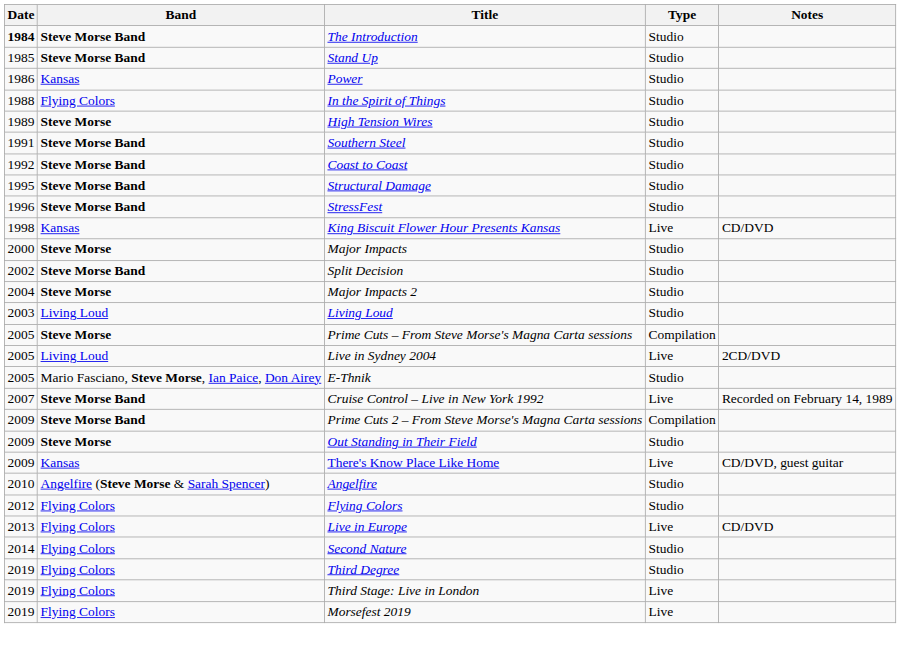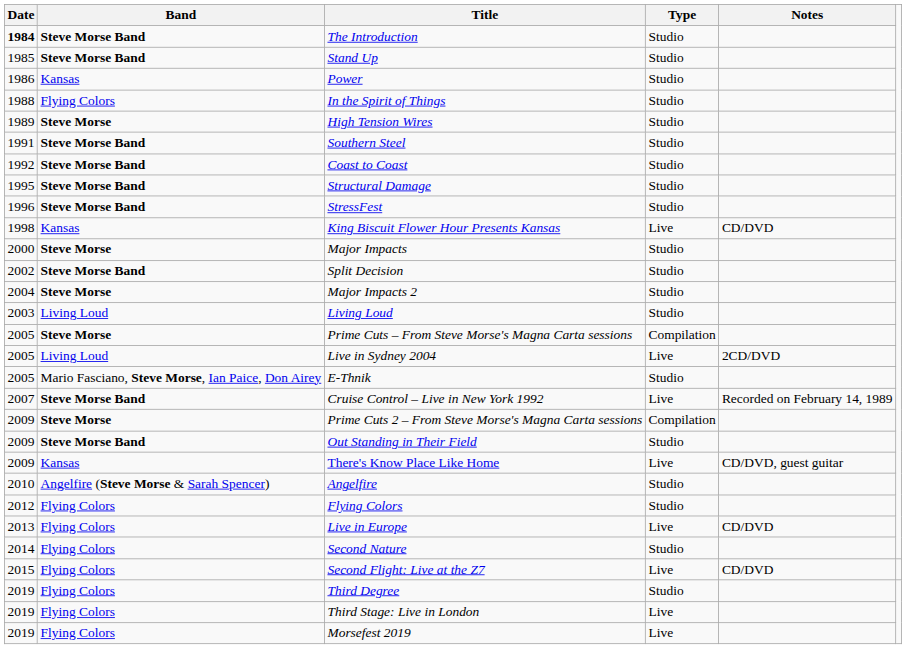(93, 420) Steve Morse Band -> (76, 420) Steve Morse
(76, 441) Steve Morse -> (93, 441) Steve Morse Band
+ row: (406, 569)
